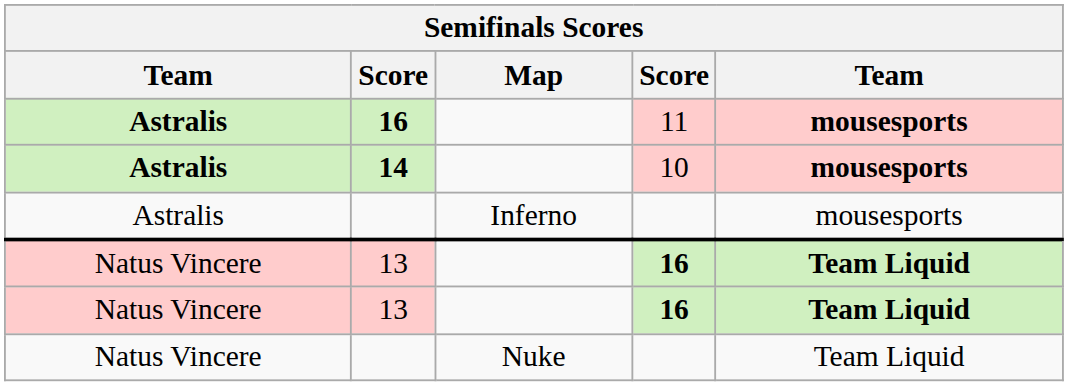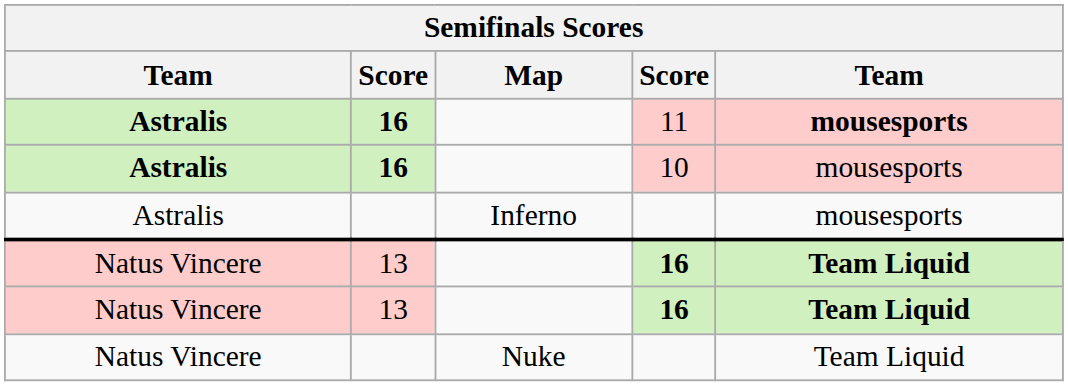(393, 167) 14 -> (393, 167) 16
(889, 167) bold -> (889, 167) normal
